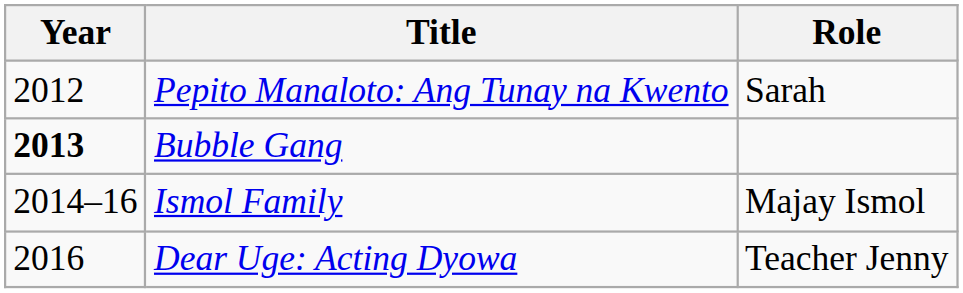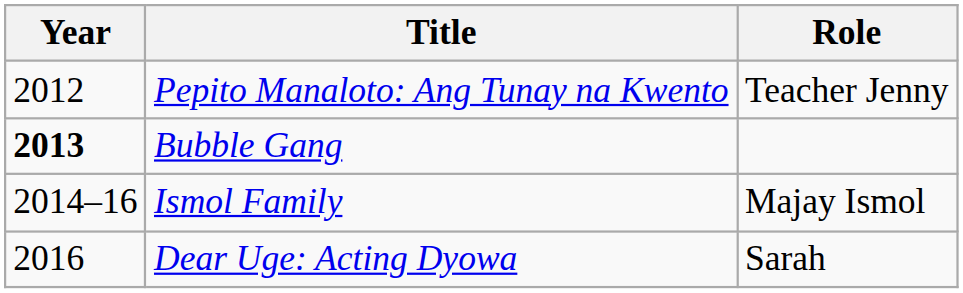(785, 88) Sarah -> (847, 88) Teacher Jenny
(847, 257) Teacher Jenny -> (785, 257) Sarah
